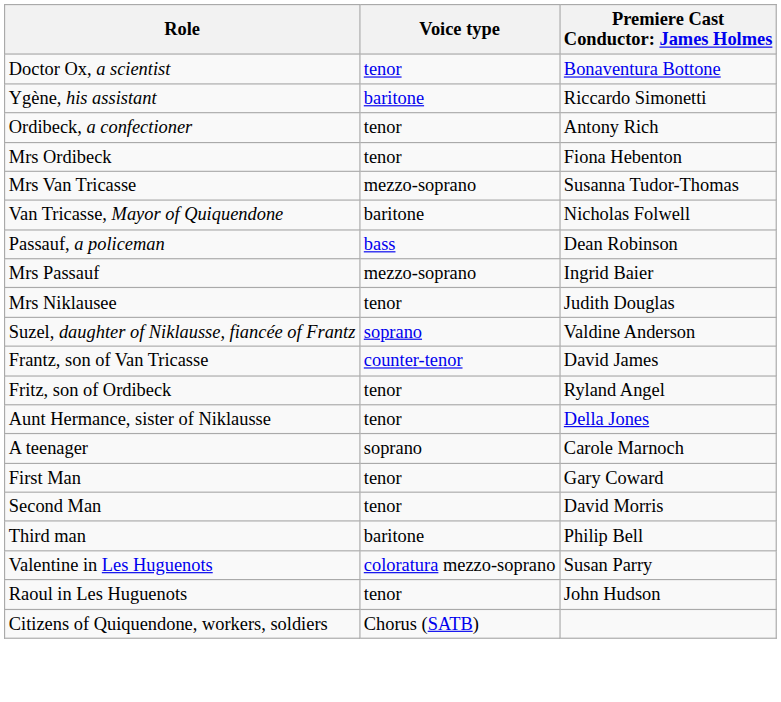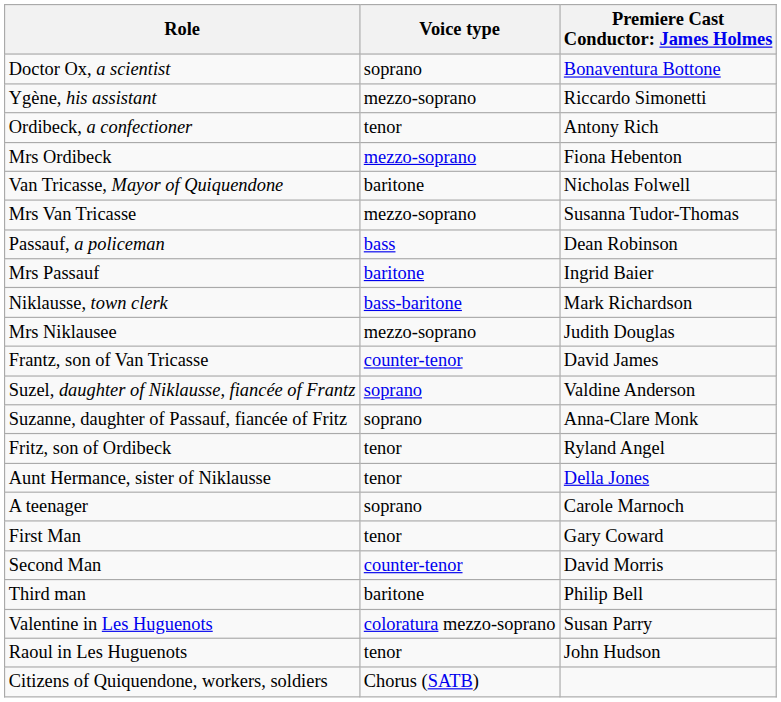(383, 68) tenor -> (393, 68) soprano
(394, 98) baritone -> (420, 98) mezzo-soprano
(383, 156) tenor -> (420, 156) mezzo-soprano
rows swapped: (146, 214) <-> (73, 185)
(420, 273) mezzo-soprano -> (394, 273) baritone
+ row: (88, 302)
(383, 302) tenor -> (420, 331) mezzo-soprano
rows swapped: (182, 331) <-> (109, 360)
+ row: (178, 419)
(383, 506) tenor -> (413, 565) counter-tenor
